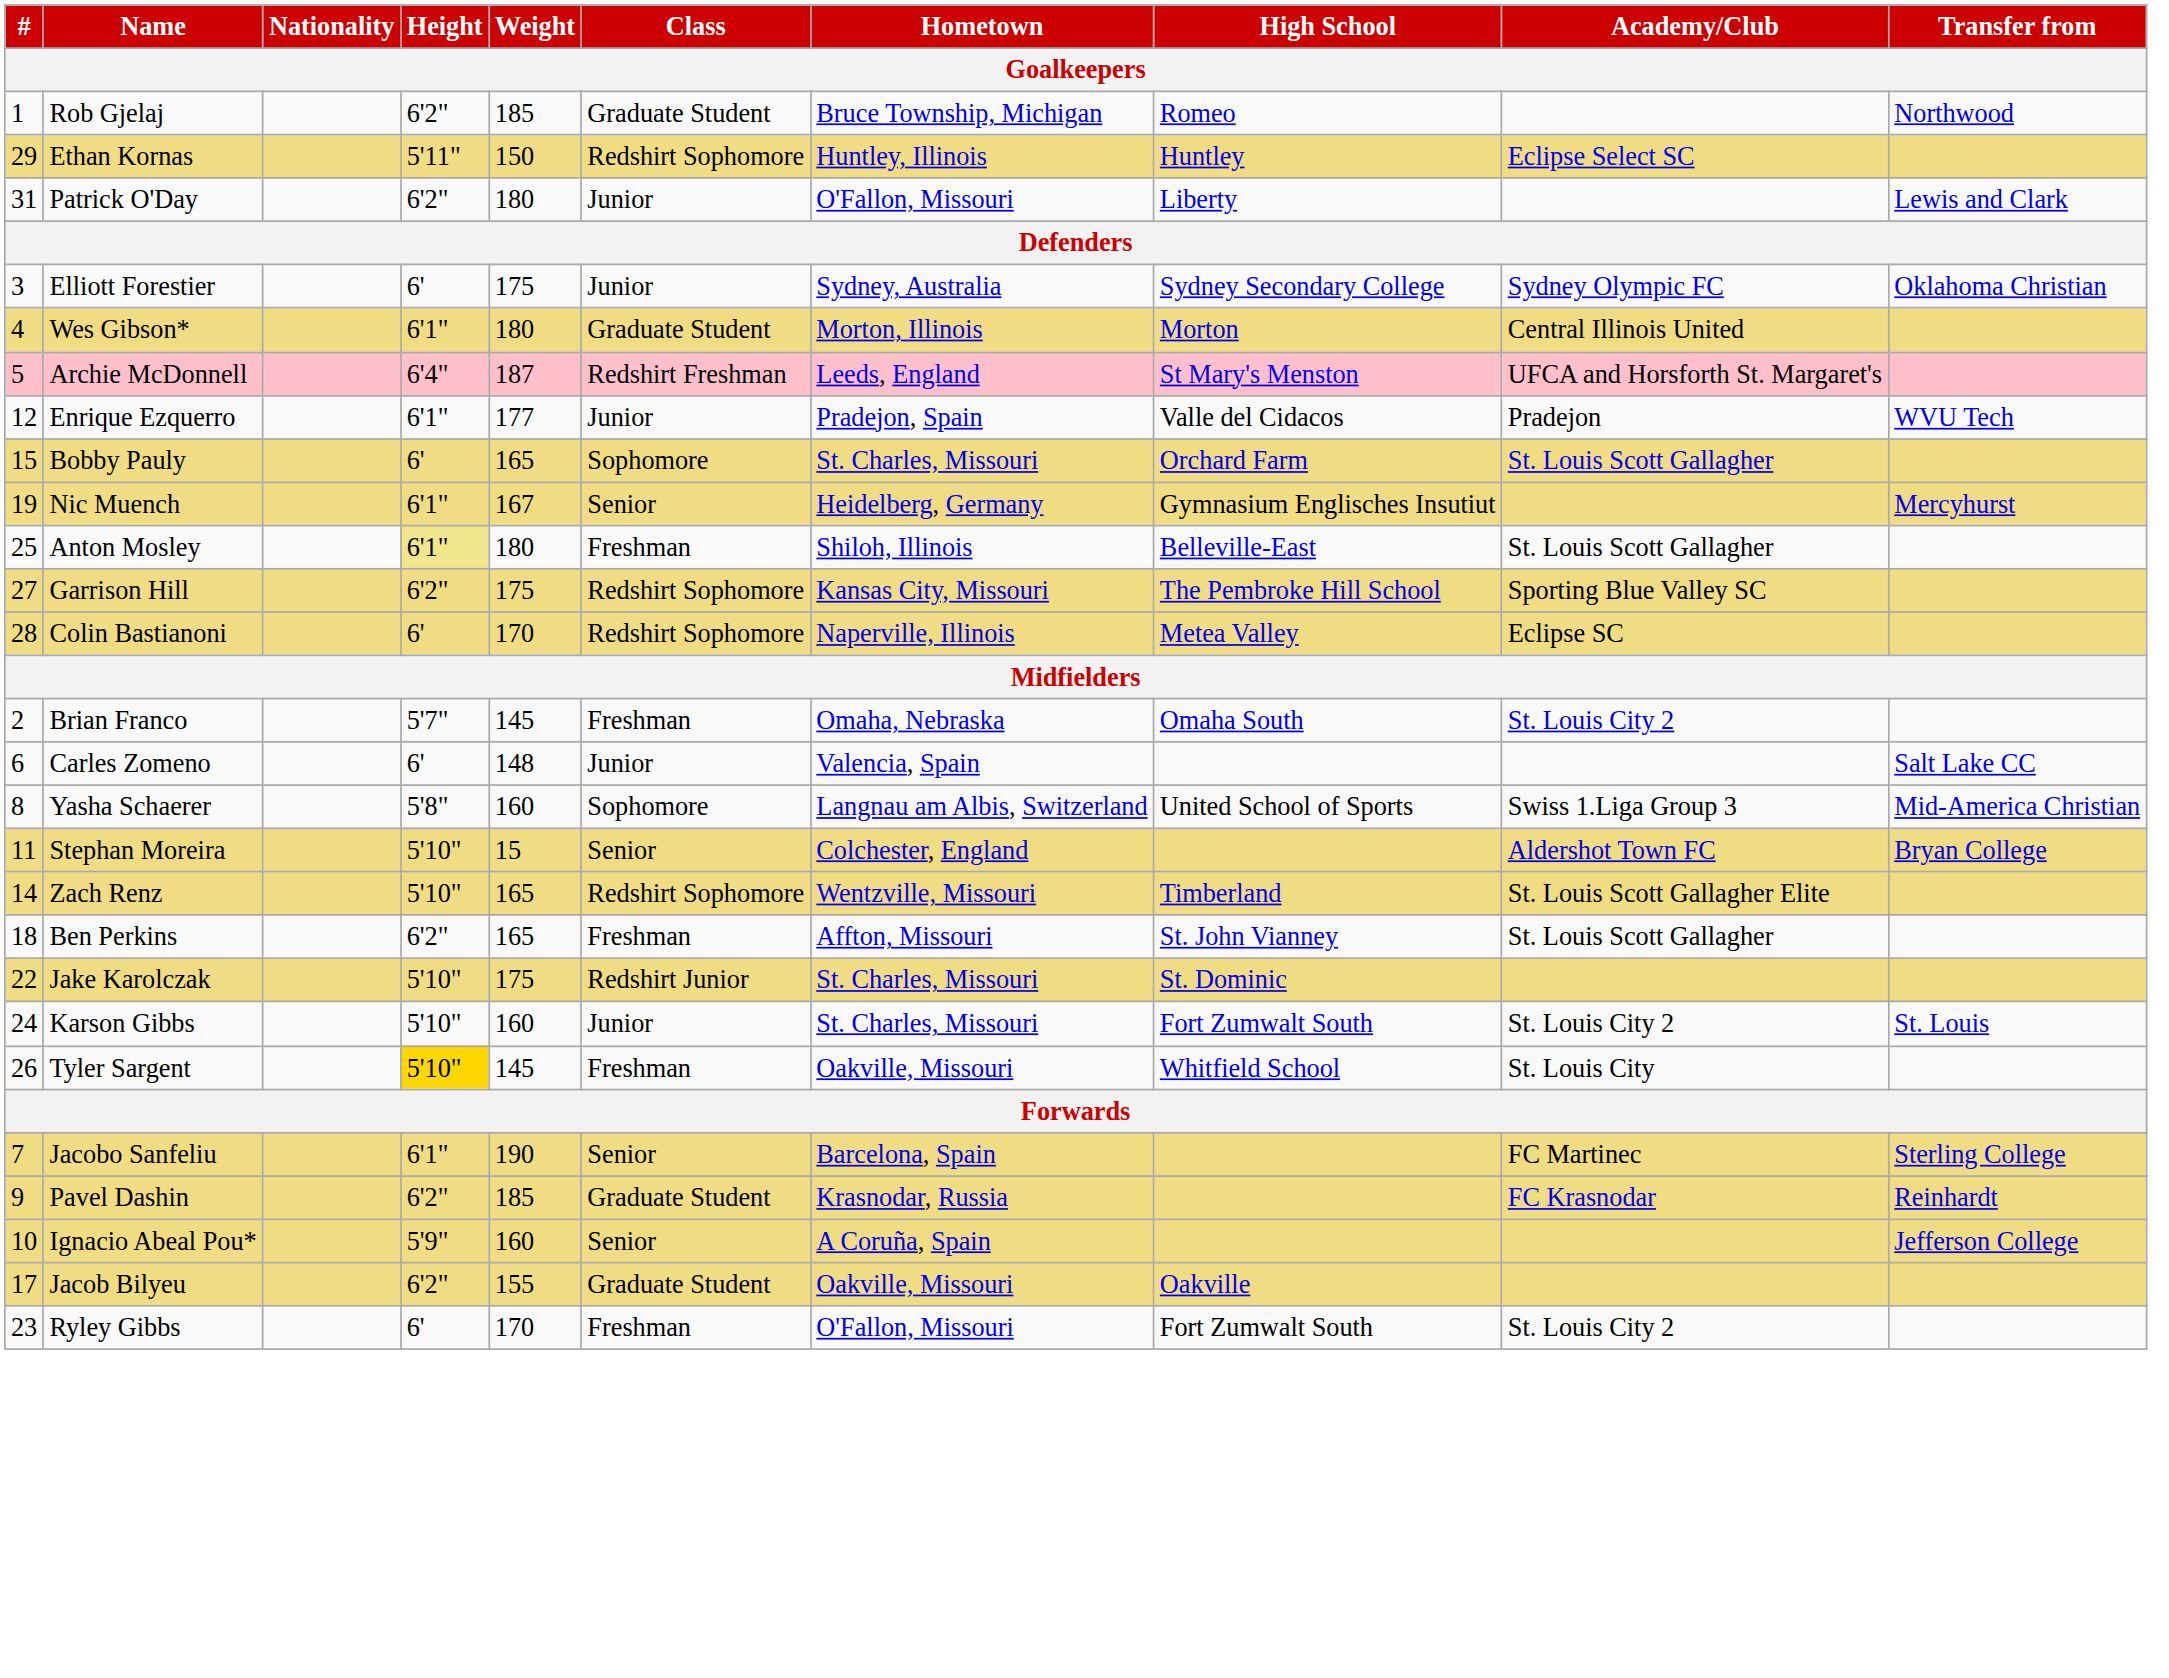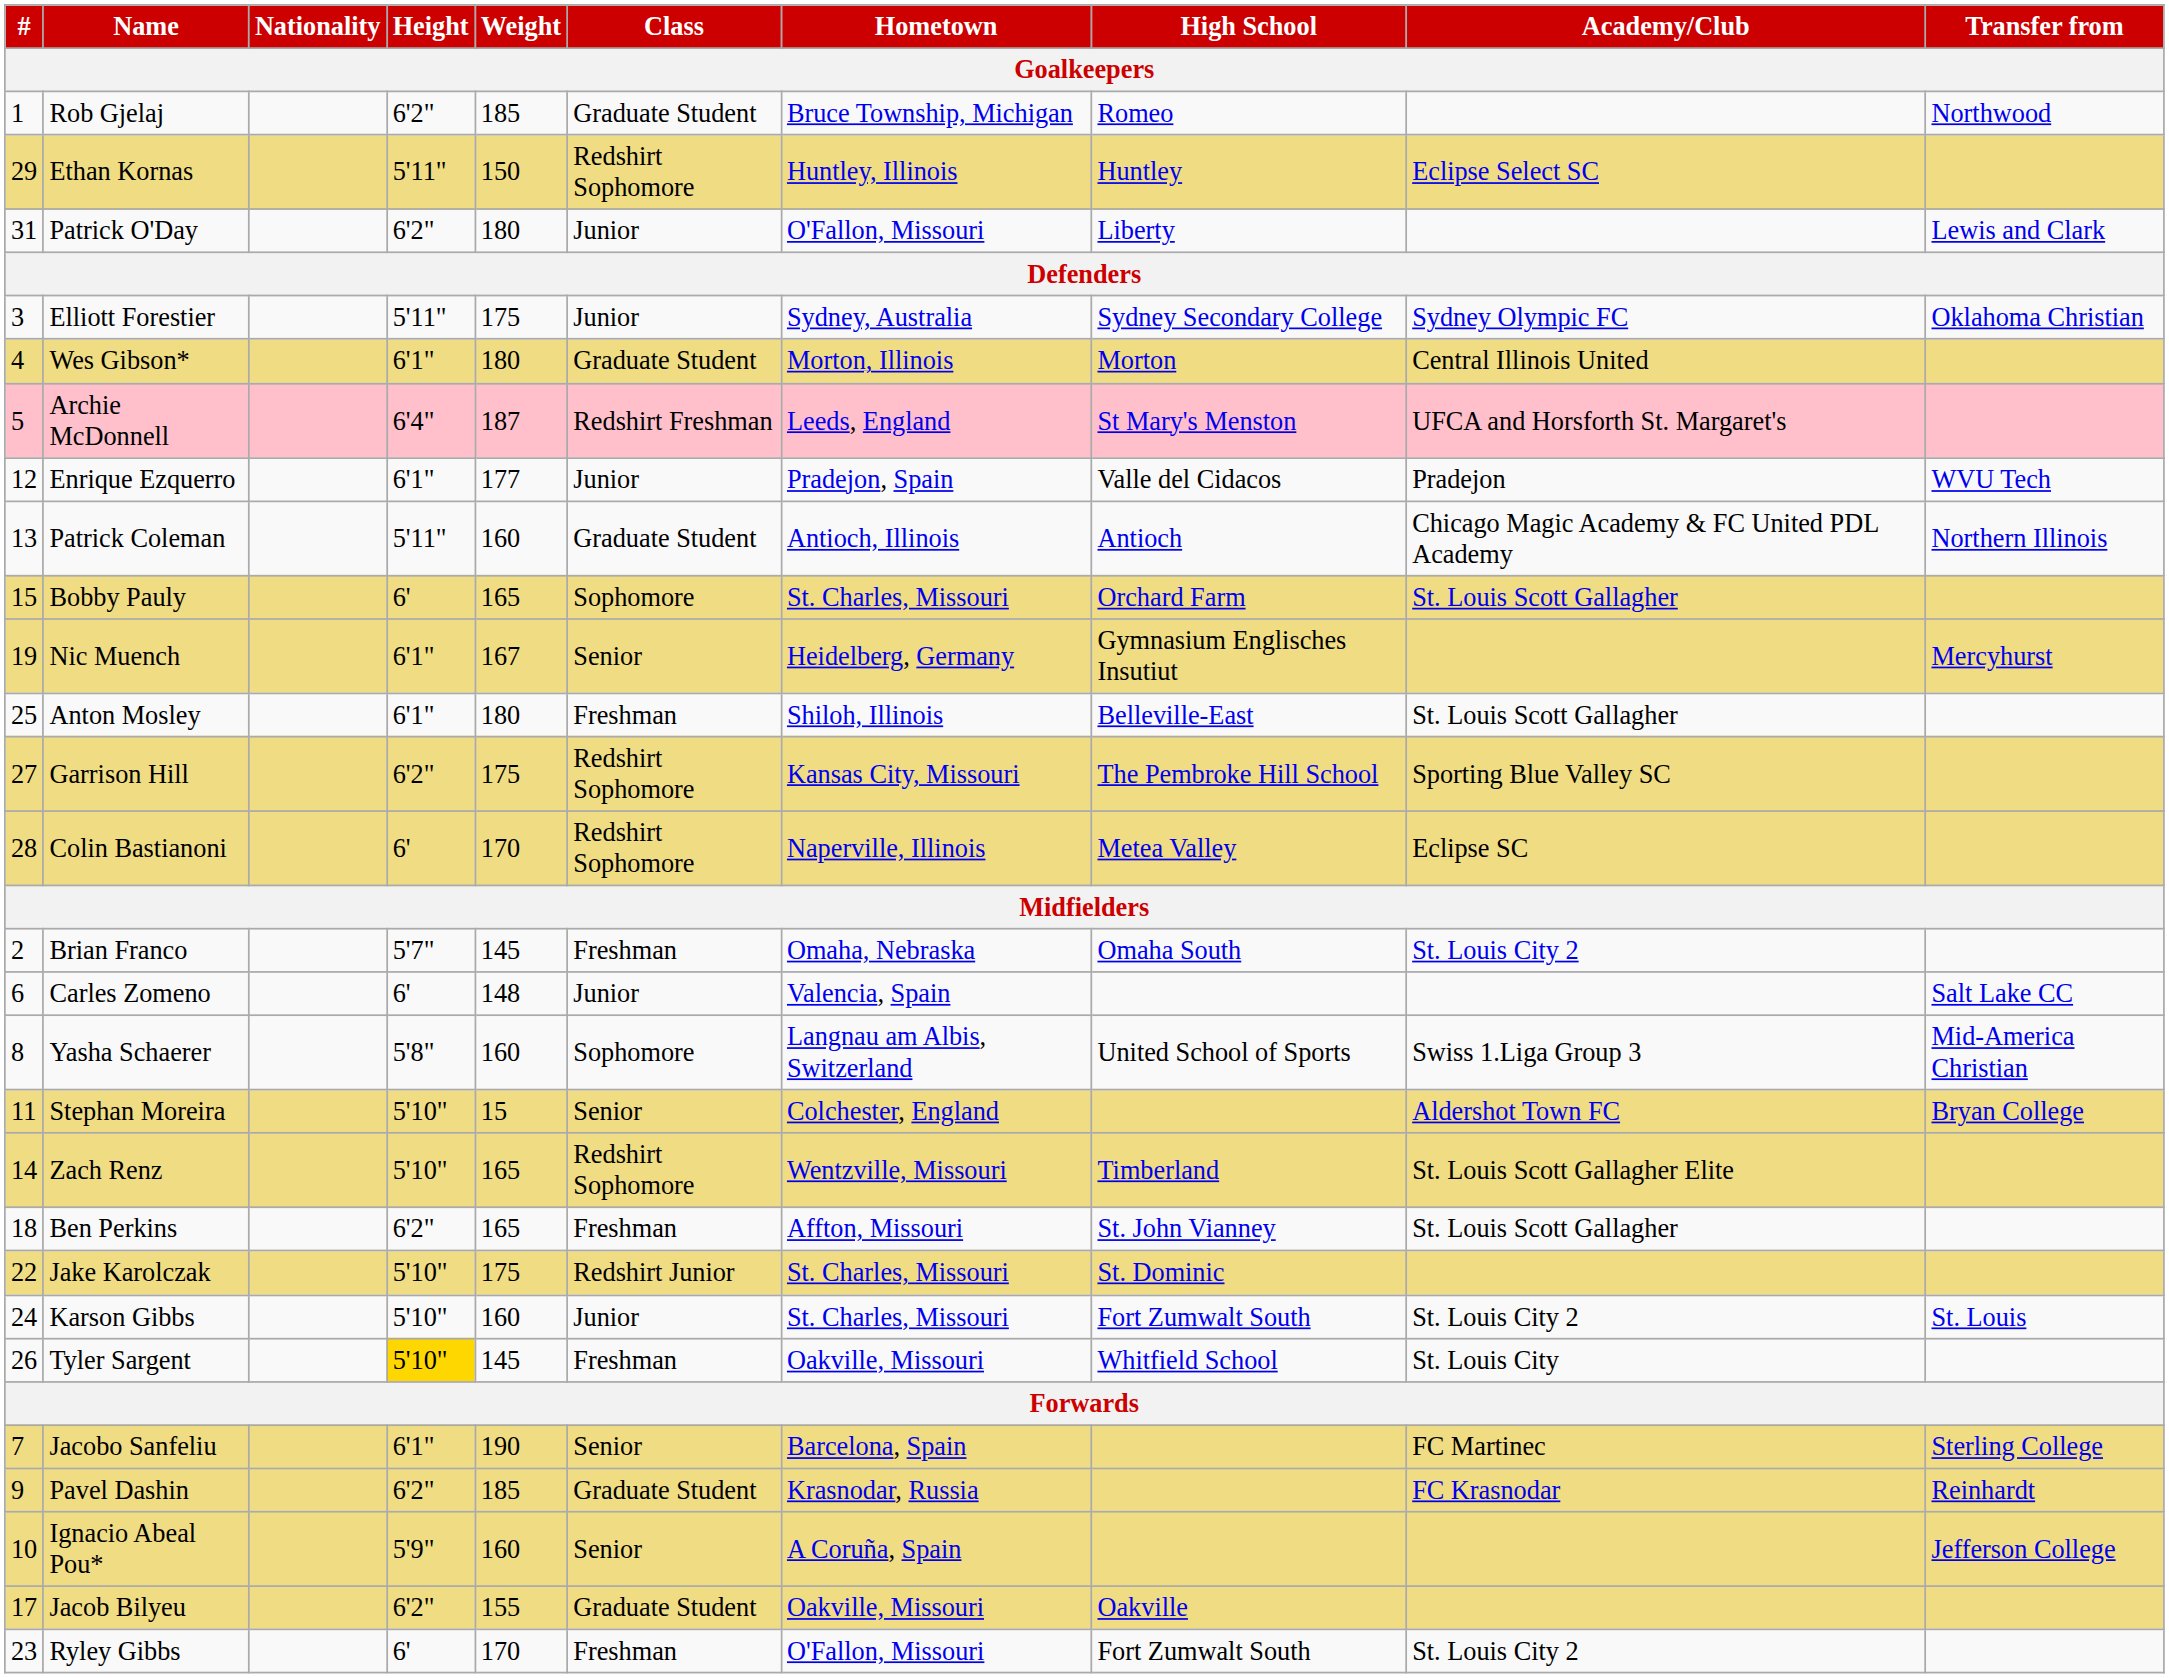(416, 286) 6' -> (420, 317) 5'11"
+ row: (137, 537)
(428, 546) khaki background -> (414, 714) no background
